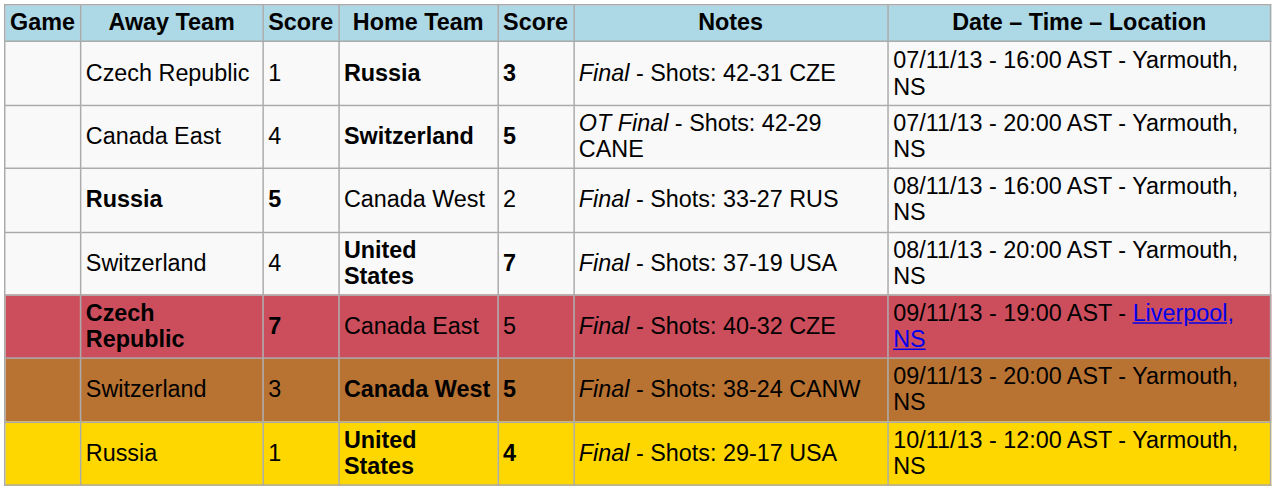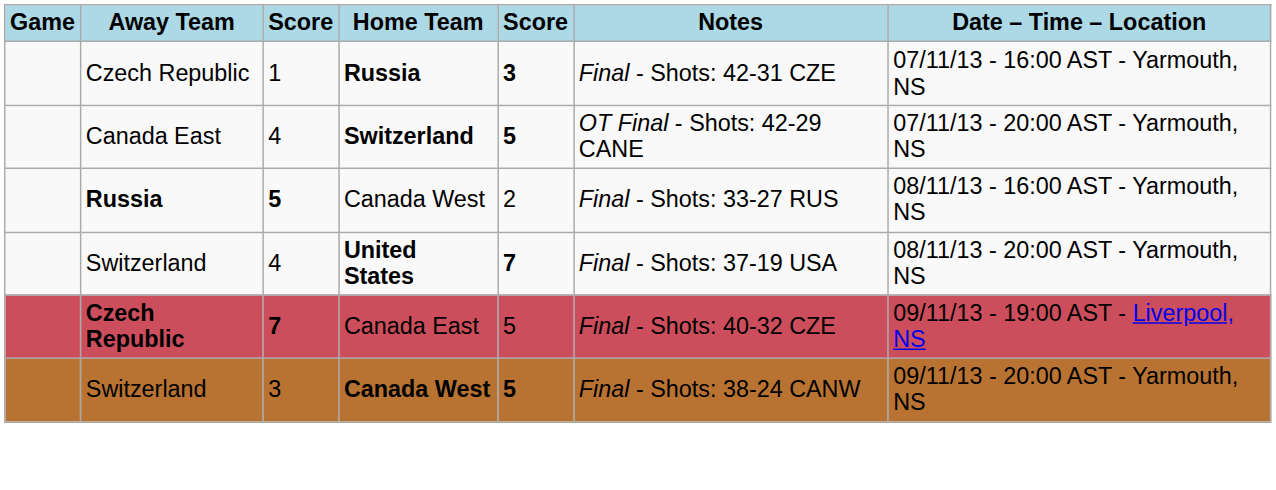- row: (275, 453)
